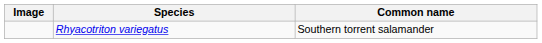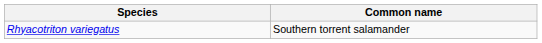- column: (29, 13)
